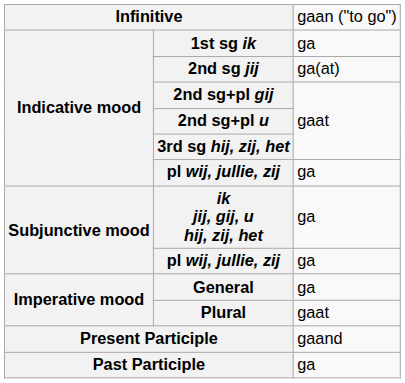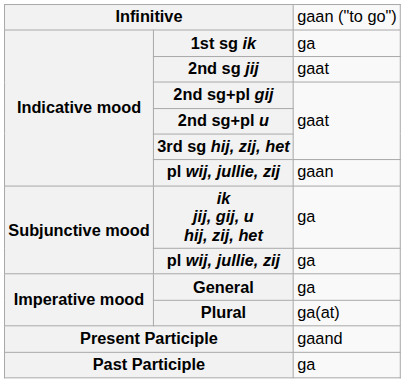(318, 69) ga(at) -> (313, 69) gaat
(306, 172) ga -> (315, 172) gaan
(313, 312) gaat -> (318, 312) ga(at)
